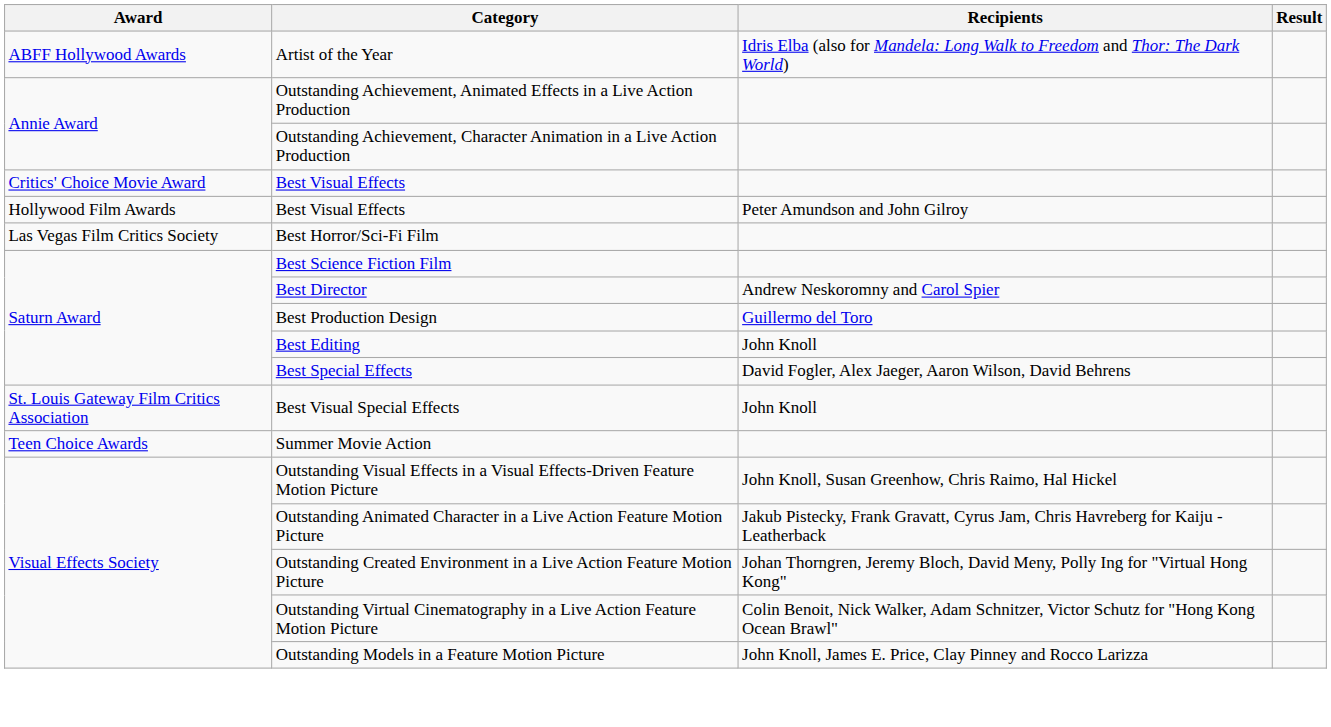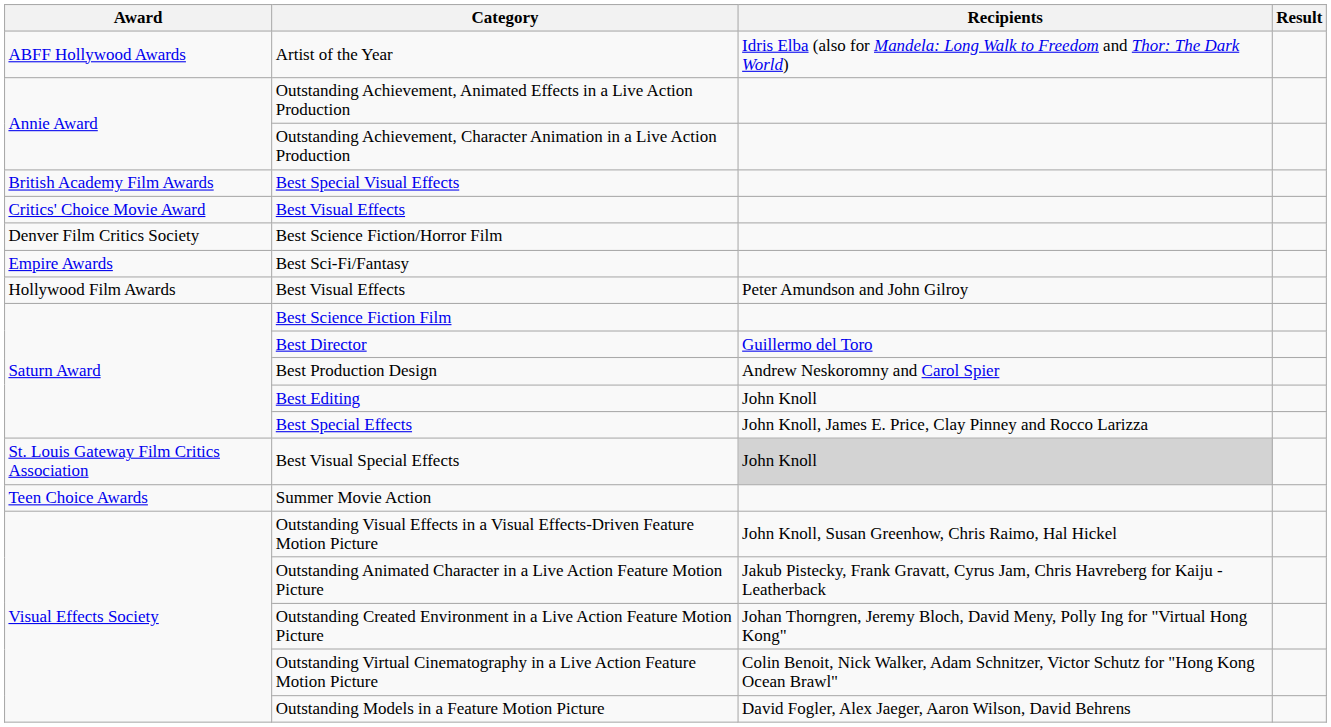+ row: (111, 182)
+ row: (104, 236)
+ row: (61, 263)
- row: (113, 236)
(871, 290) Andrew Neskoromny and Carol Spier -> (807, 344) Guillermo del Toro
(807, 317) Guillermo del Toro -> (871, 371) Andrew Neskoromny and Carol Spier
(936, 371) David Fogler, Alex Jaeger, Aaron Wilson, David Behrens -> (945, 424) John Knoll, James E. Price, Clay Pinney and Rocco Larizza
(780, 407) no background -> (780, 461) lightgrey background
(945, 654) John Knoll, James E. Price, Clay Pinney and Rocco Larizza -> (936, 708) David Fogler, Alex Jaeger, Aaron Wilson, David Behrens
